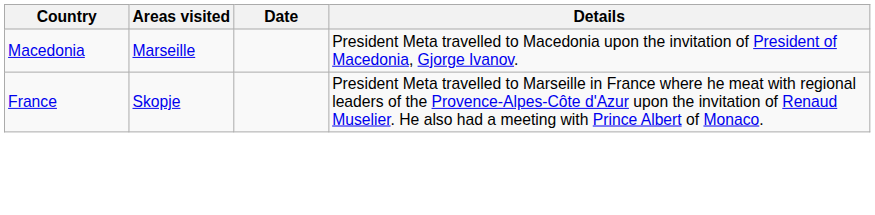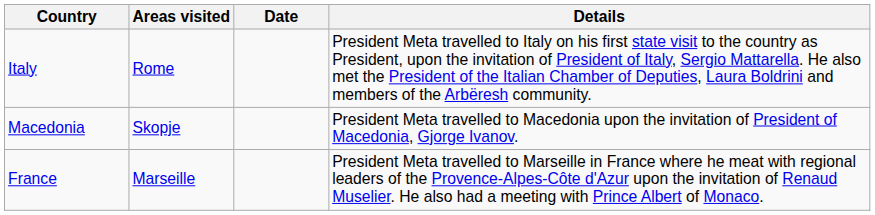+ row: (22, 68)
(164, 50) Marseille -> (156, 128) Skopje
(156, 101) Skopje -> (164, 179) Marseille
